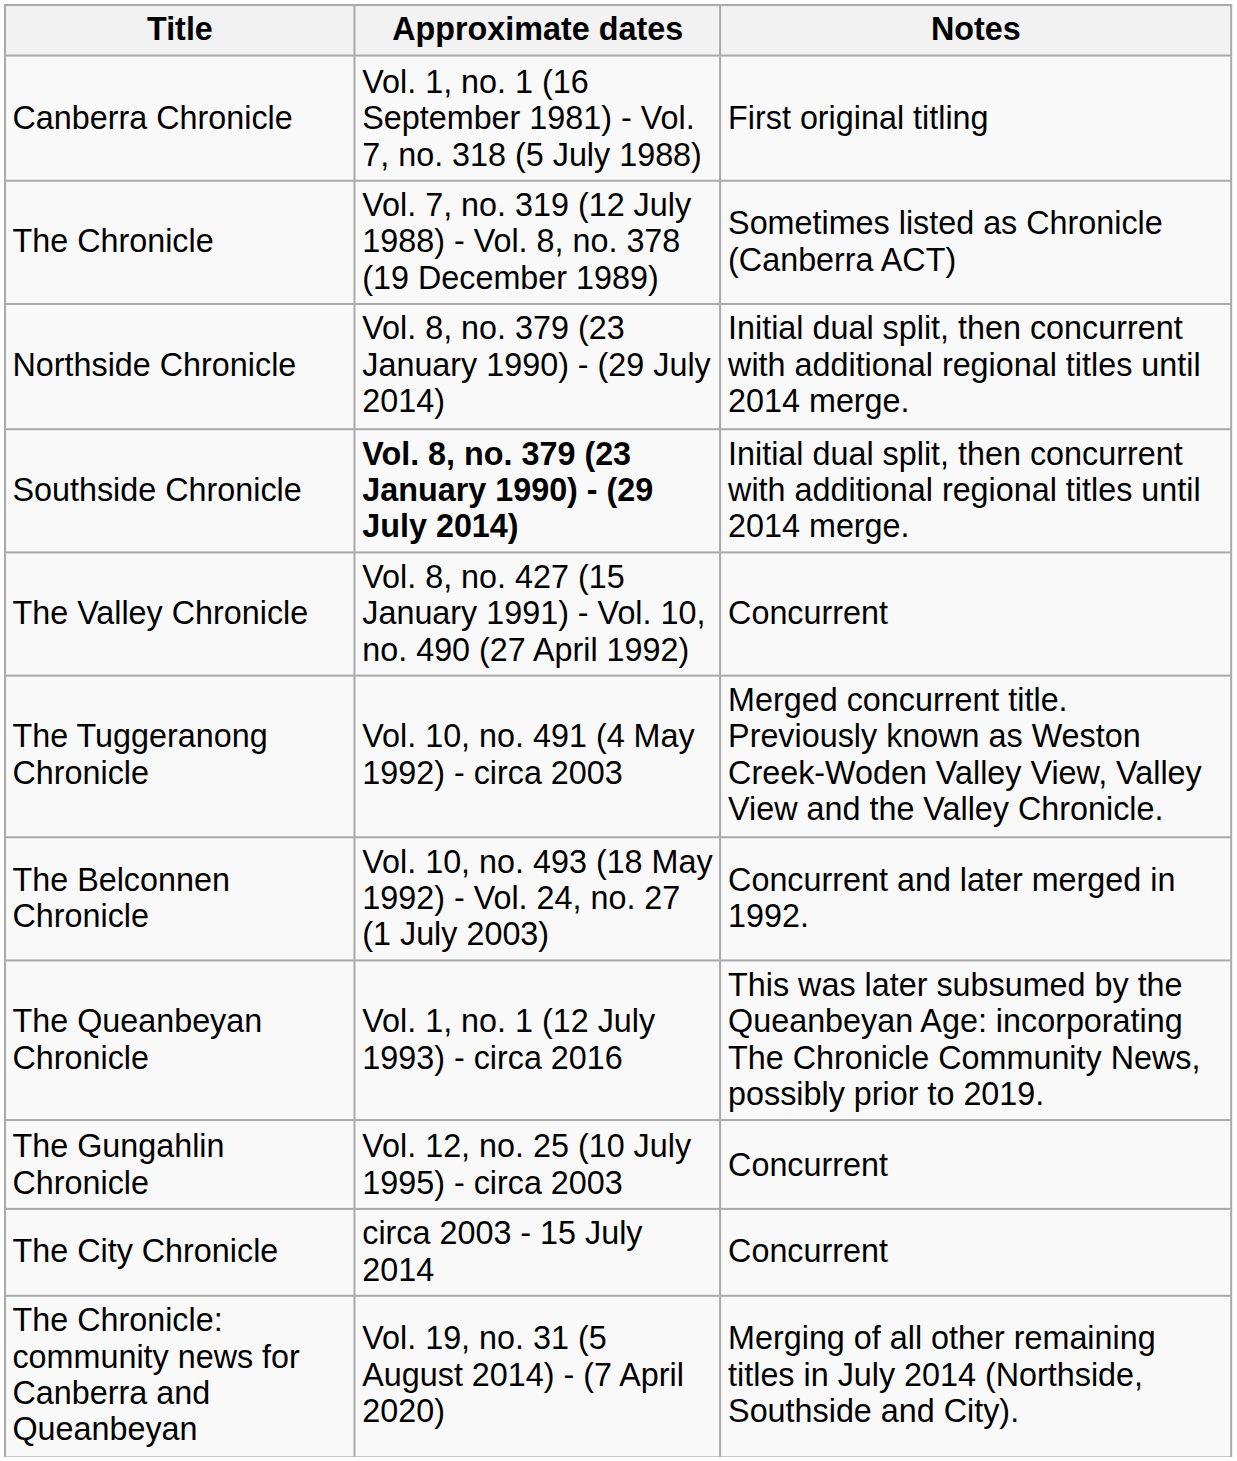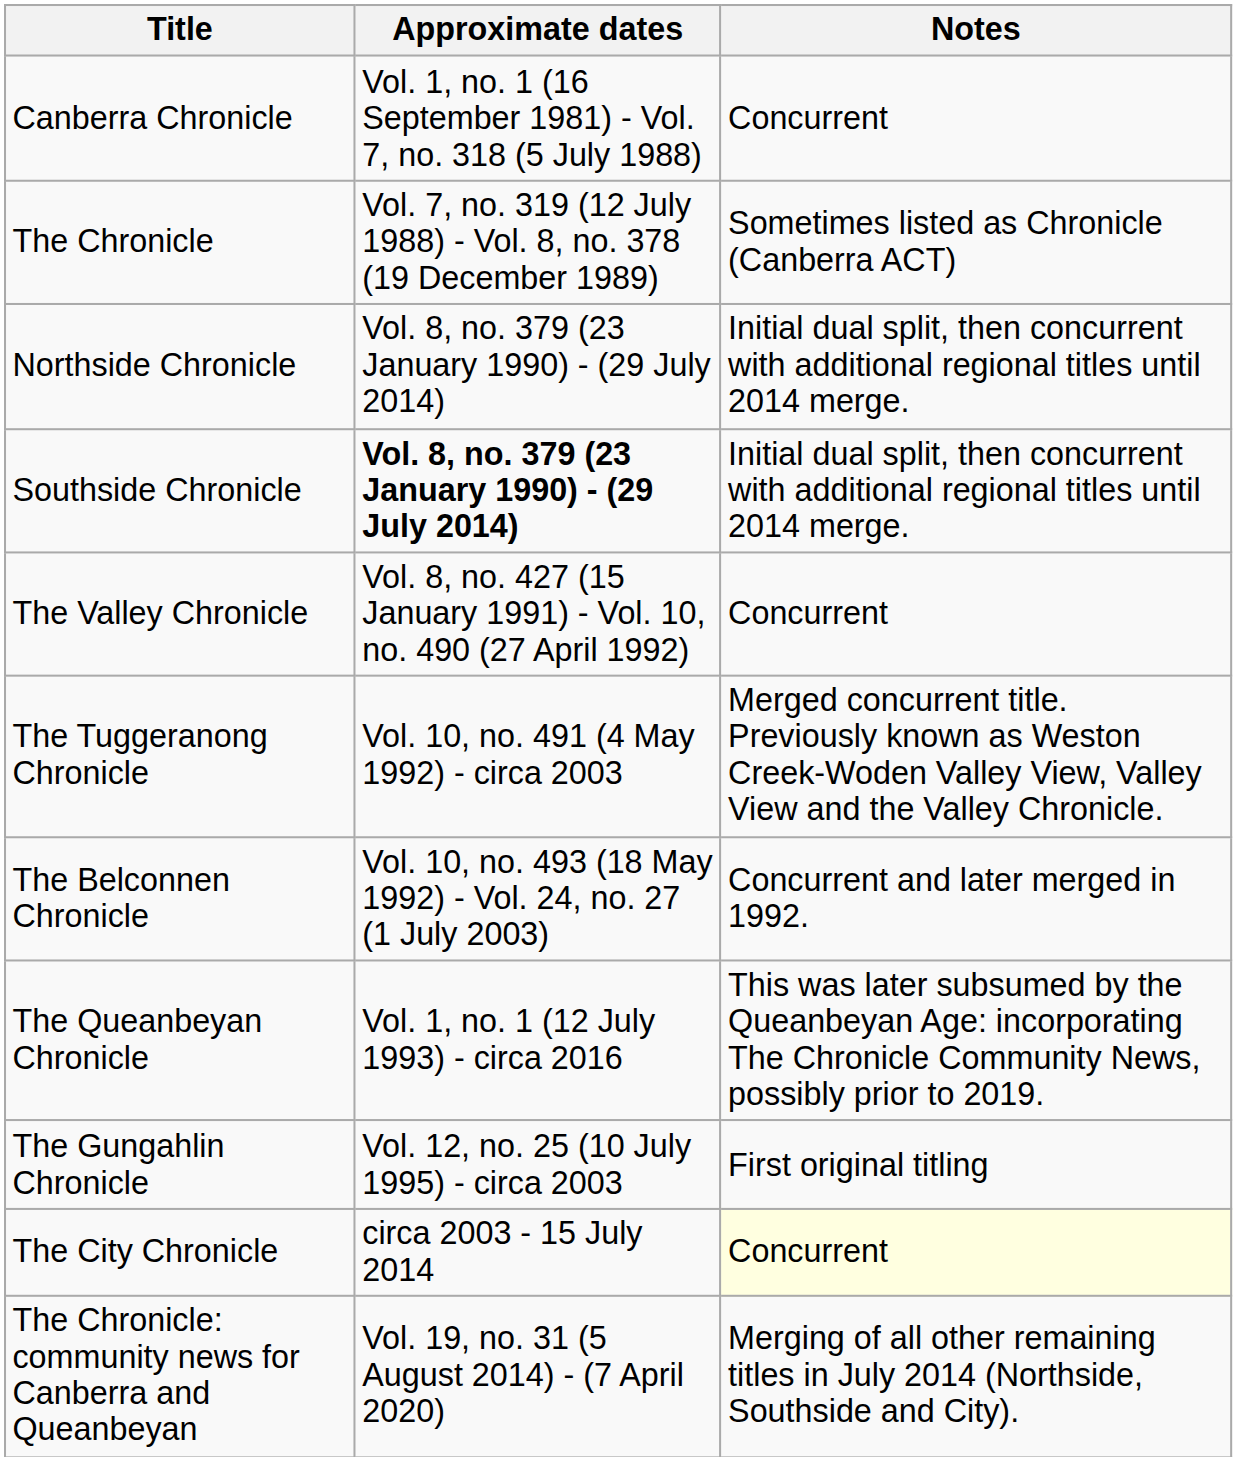(858, 117) First original titling -> (808, 117) Concurrent
(808, 1164) Concurrent -> (858, 1164) First original titling
(808, 1251) no background -> (808, 1251) lightyellow background
